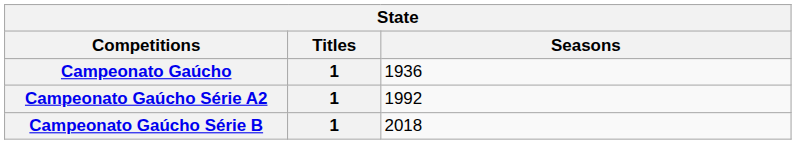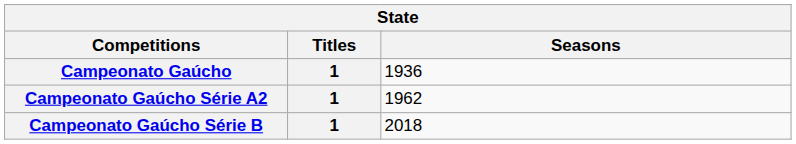(403, 98) 1992 -> (403, 98) 1962
